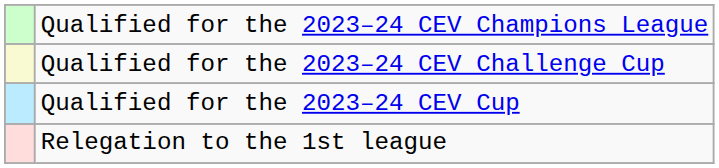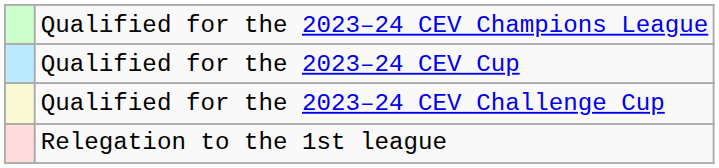rows swapped: (280, 103) <-> (353, 64)
